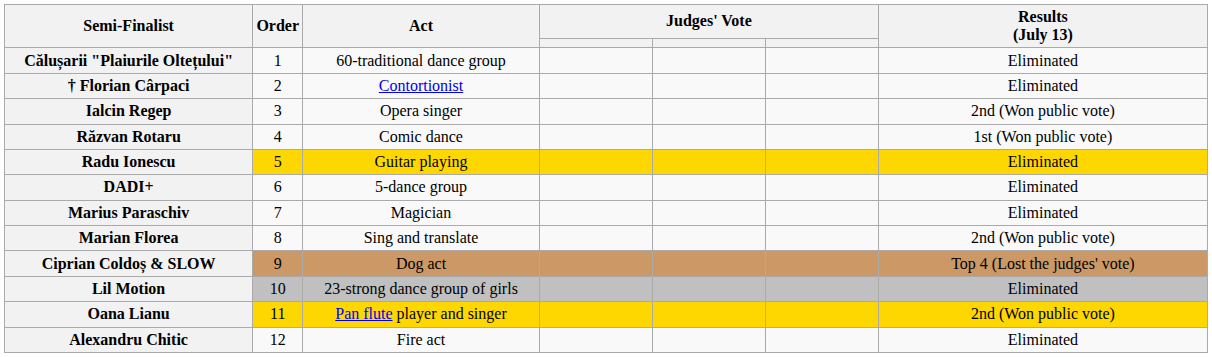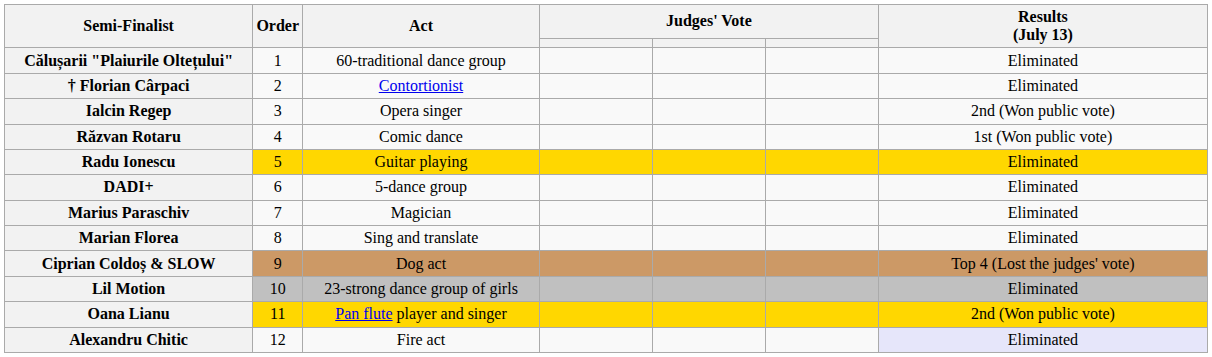(1043, 238) 2nd (Won public vote) -> (1043, 238) Eliminated
(1043, 339) no background -> (1043, 339) lavender background
